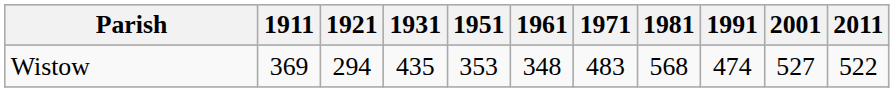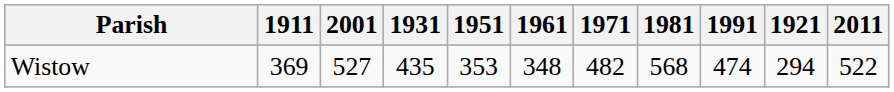columns swapped: (352, 24) <-> (796, 24)
(605, 65) 483 -> (605, 65) 482
